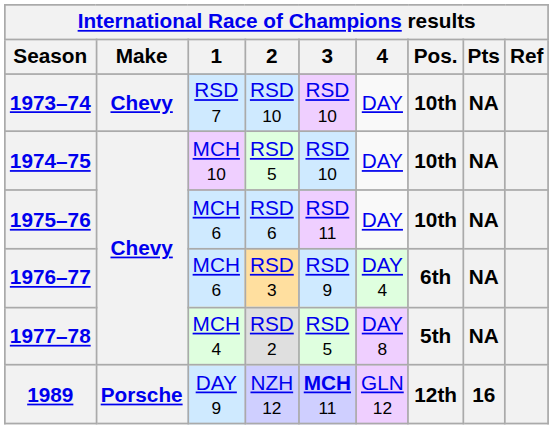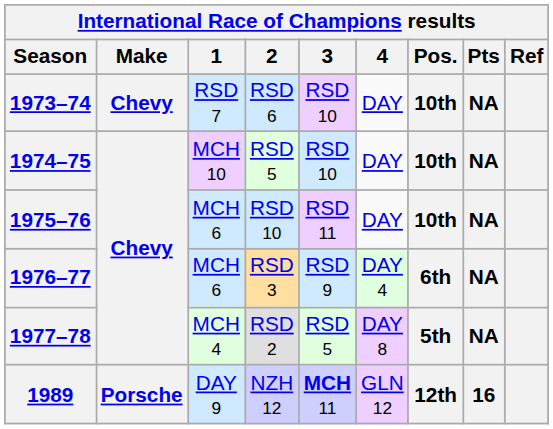(272, 102) RSD 10 -> (272, 102) RSD 6
(272, 219) RSD 6 -> (272, 219) RSD 10
